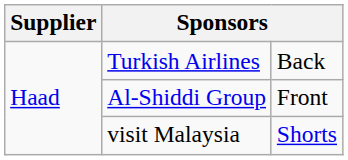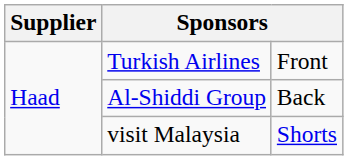(301, 60) Back -> (302, 60) Front
(302, 97) Front -> (301, 97) Back
